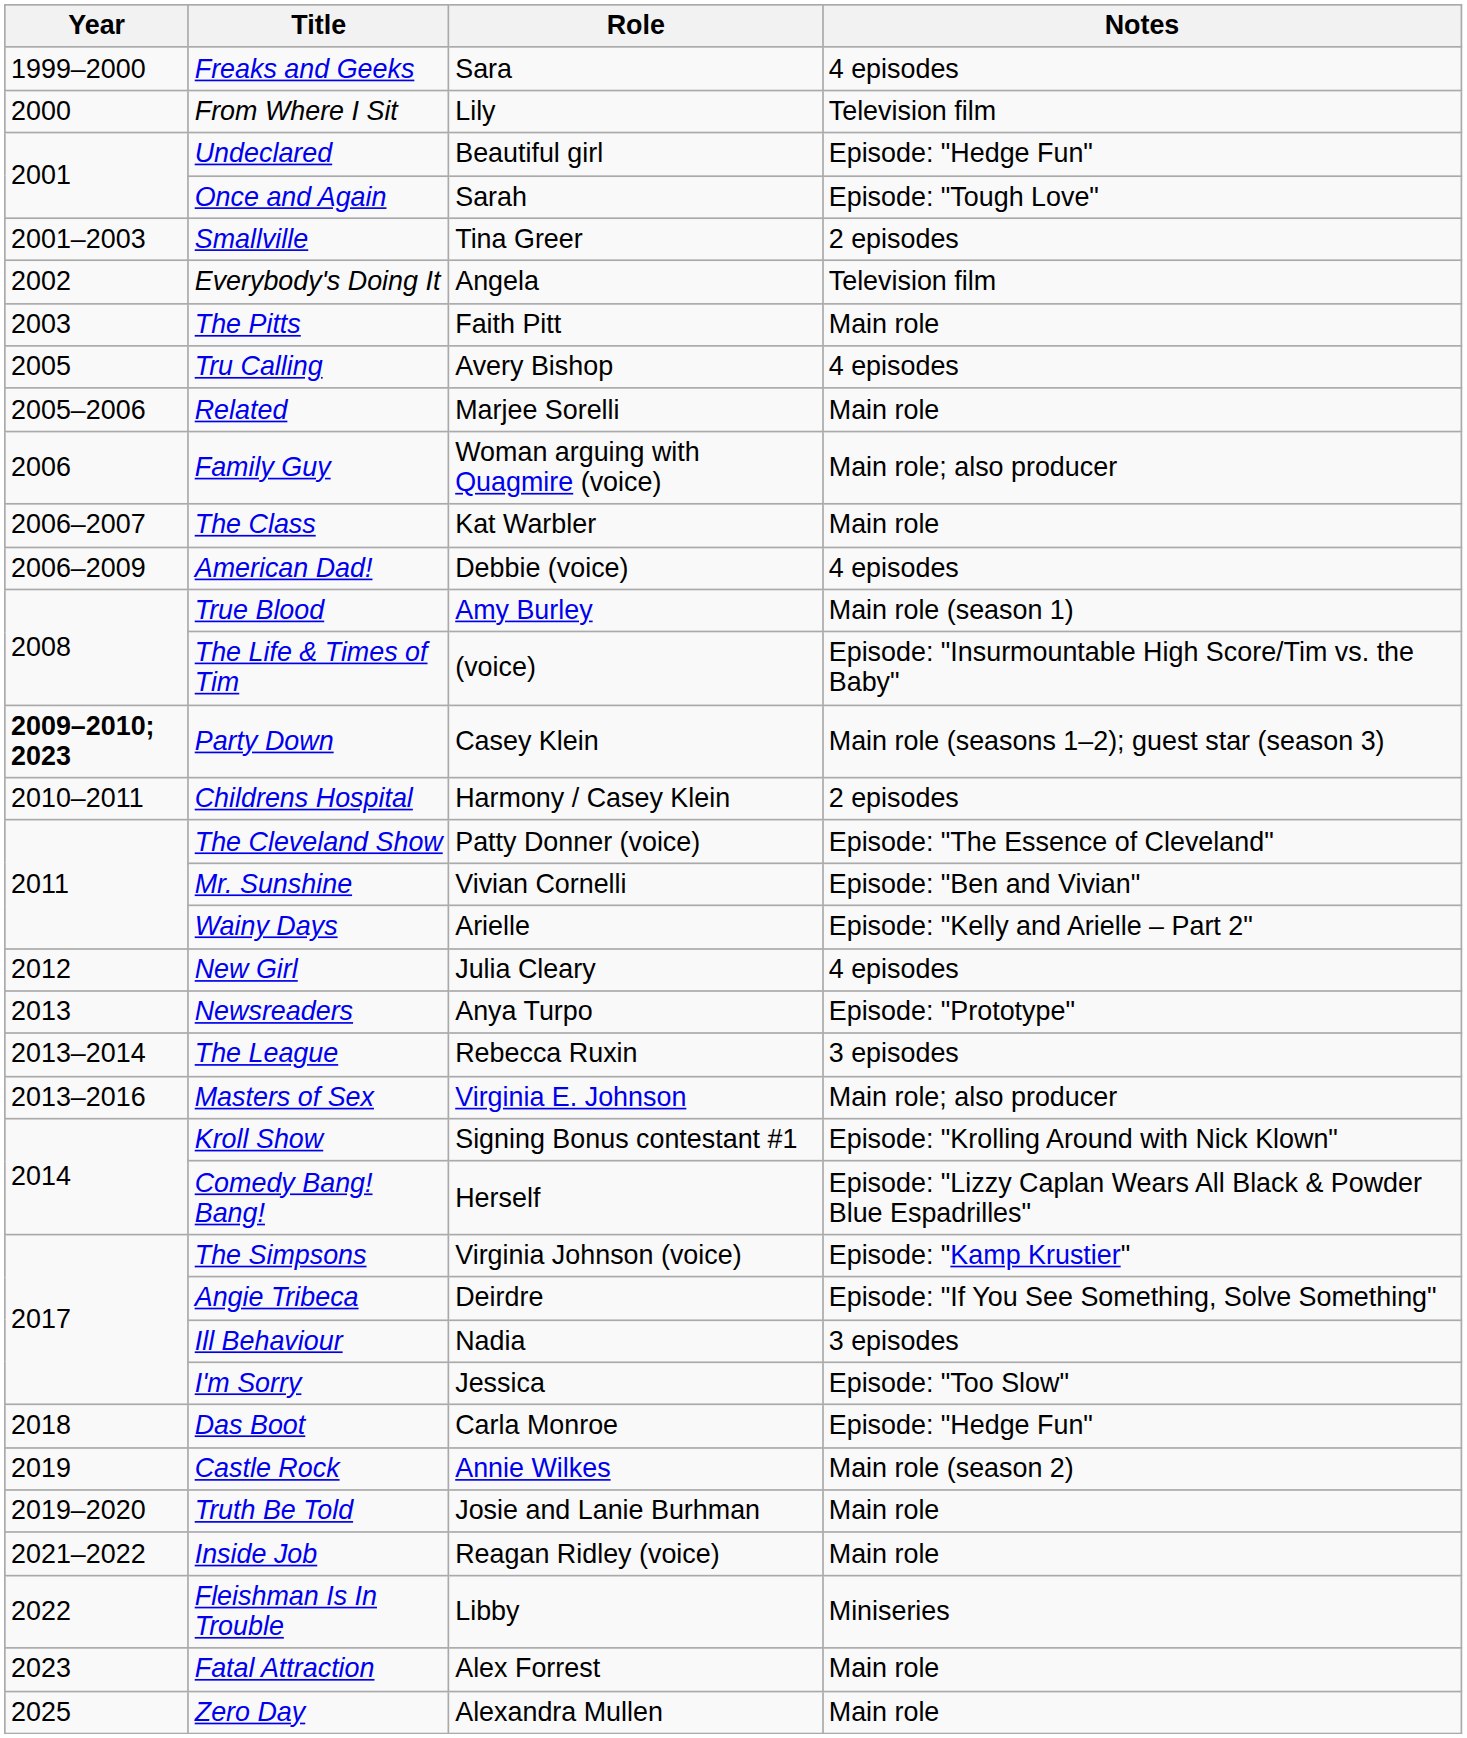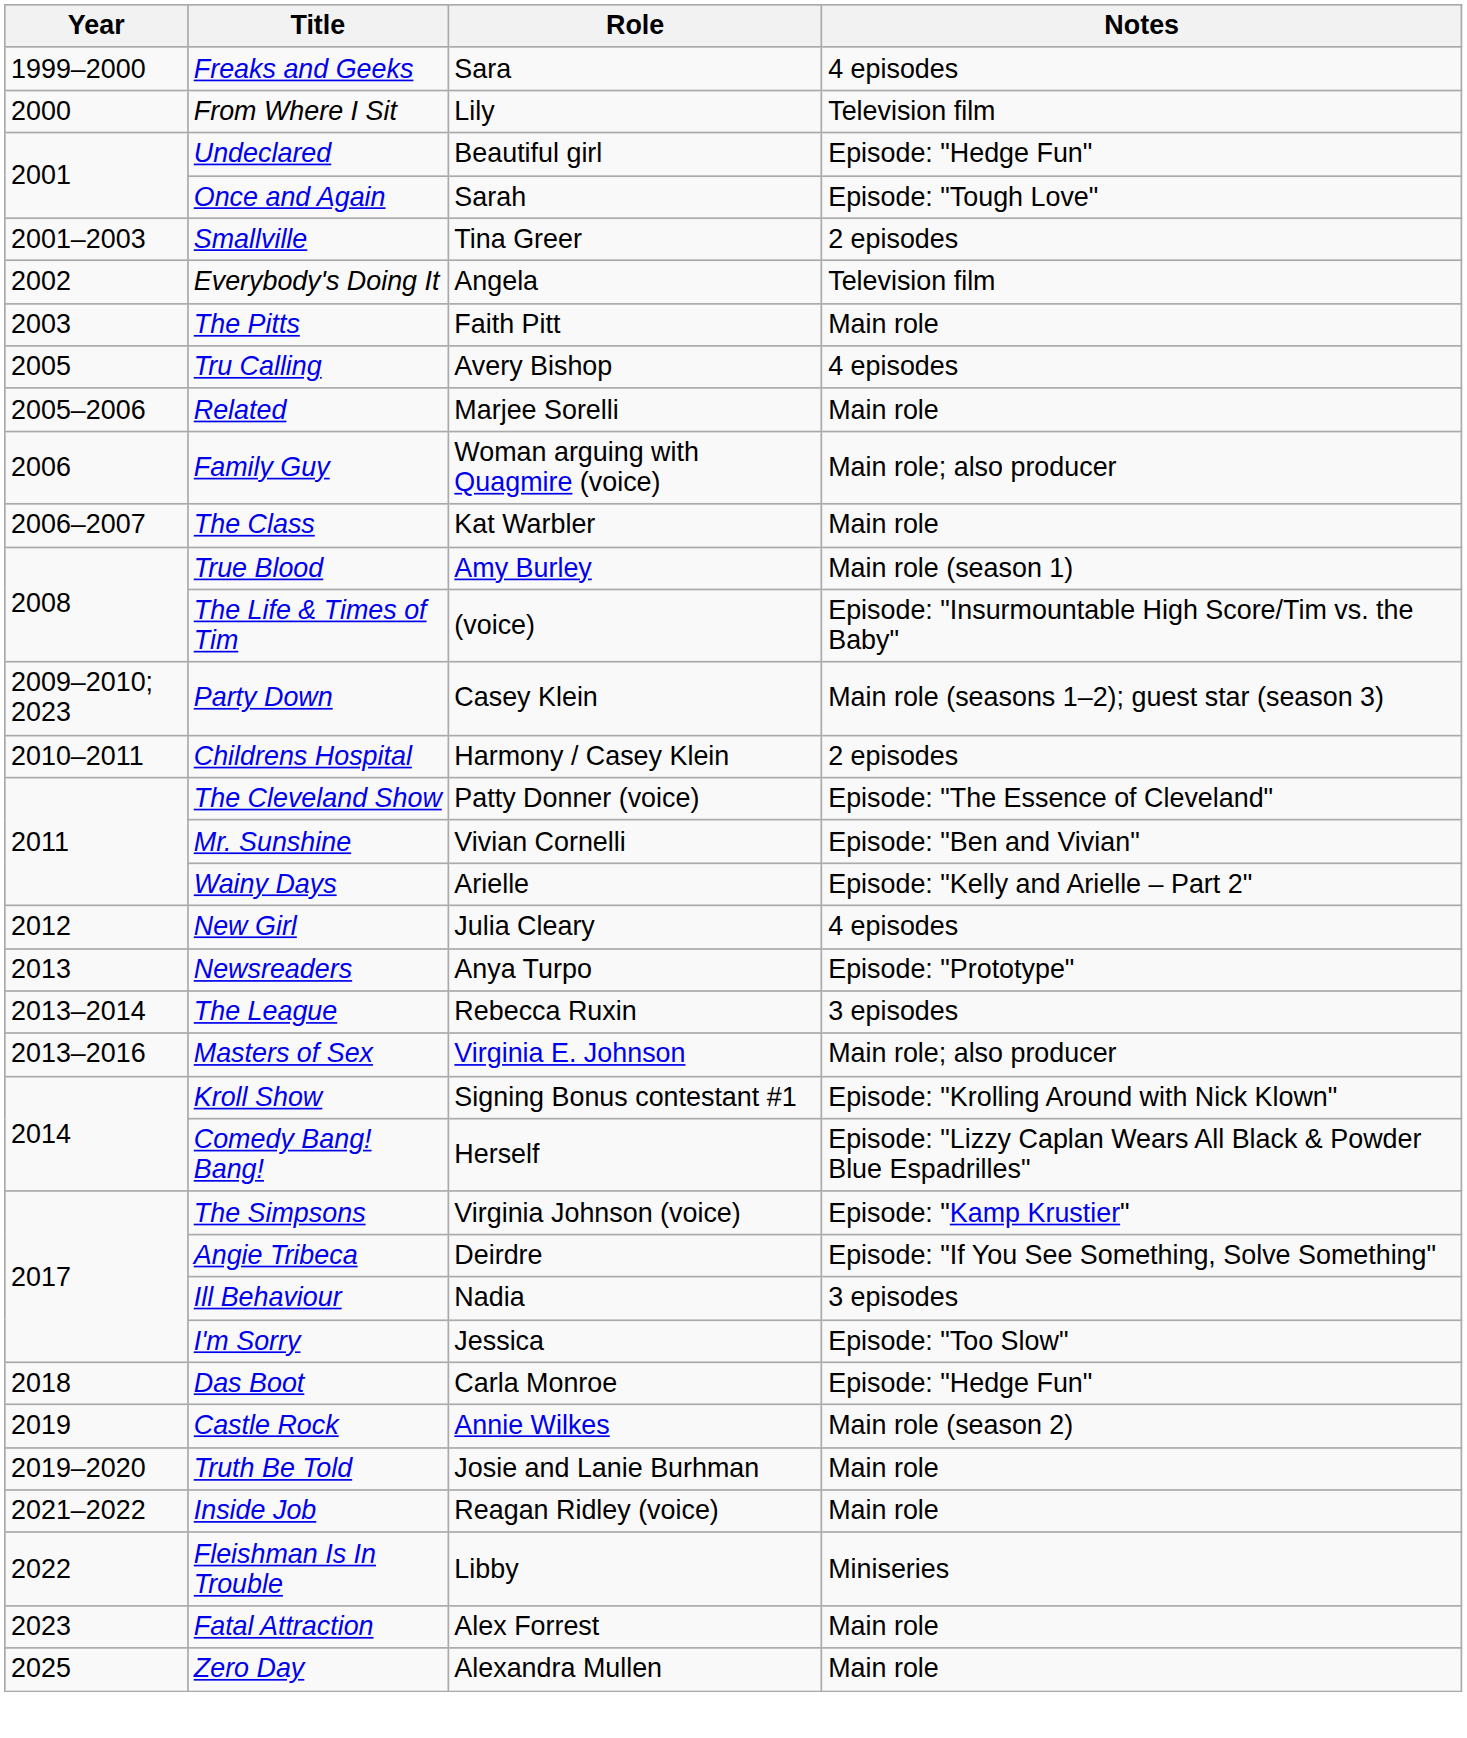- row: (284, 567)
(83, 740) bold -> (82, 698) normal
